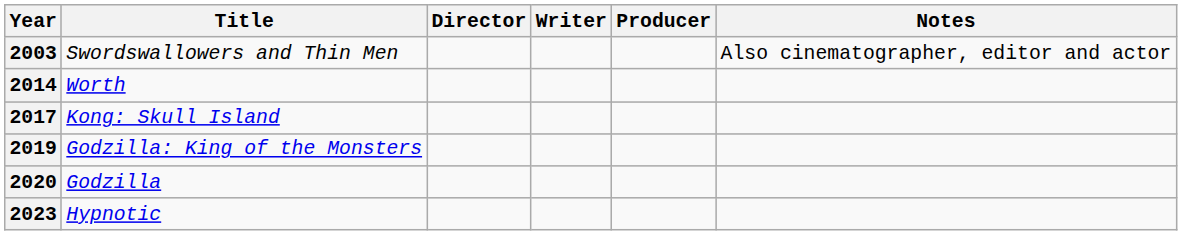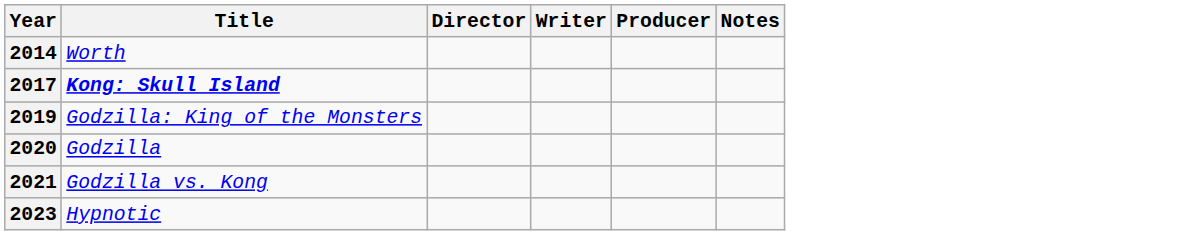- row: (33, 53)
(173, 117) normal -> (173, 85) bold
+ row: (33, 182)
